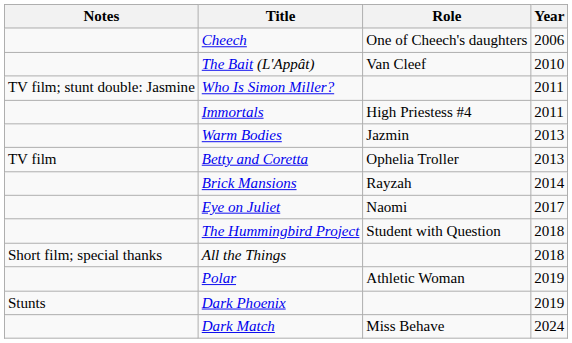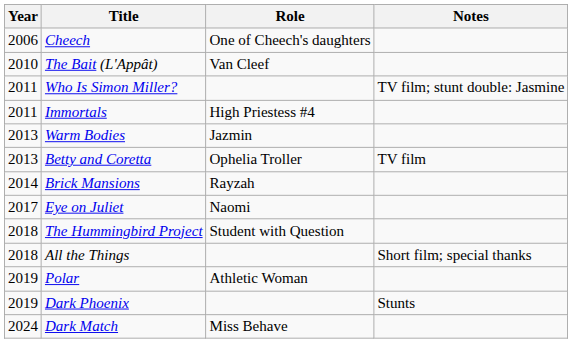columns swapped: (549, 16) <-> (101, 16)
